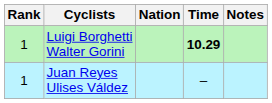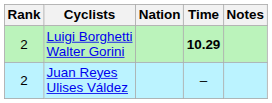(24, 44) 1 -> (24, 44) 2
(24, 80) 1 -> (24, 80) 2
